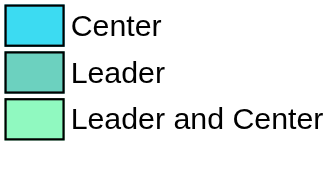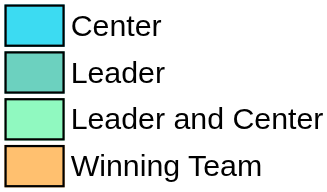+ row: (166, 166)
